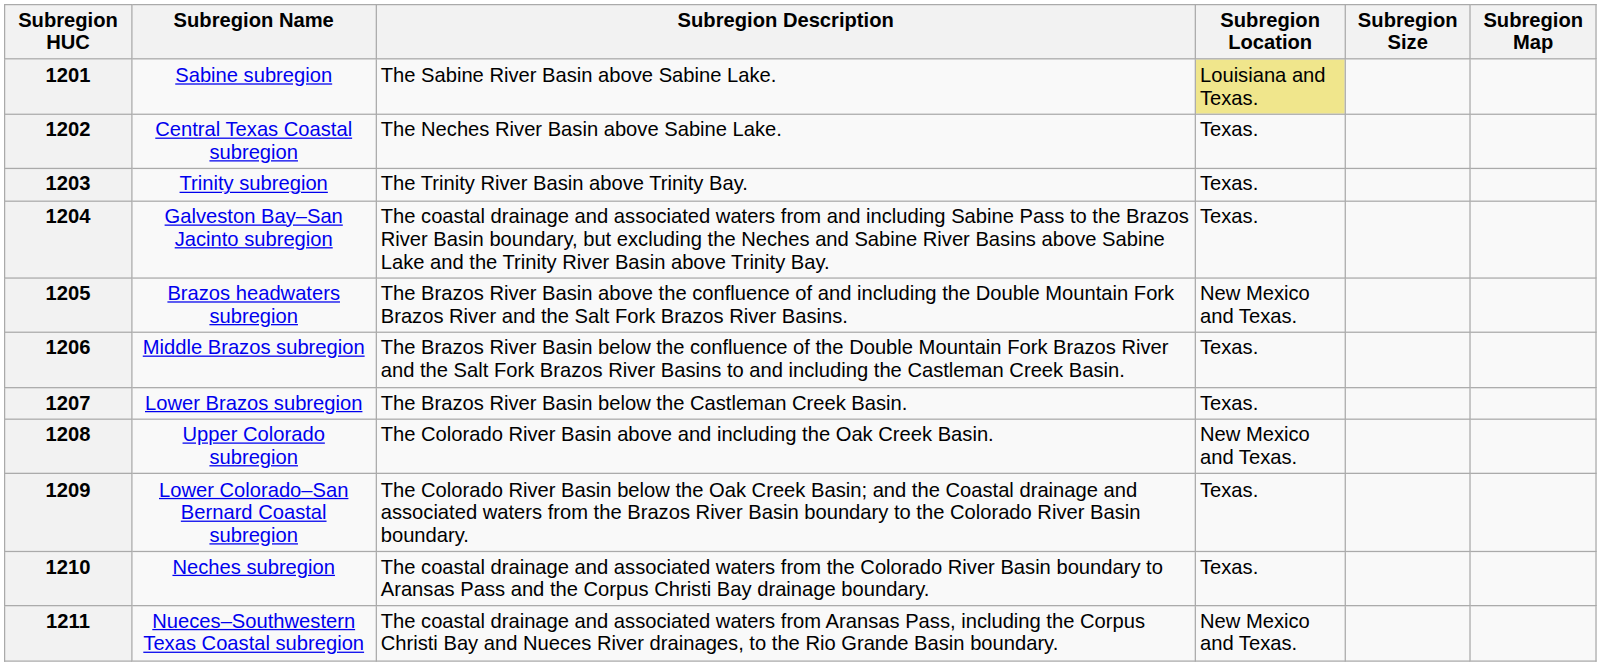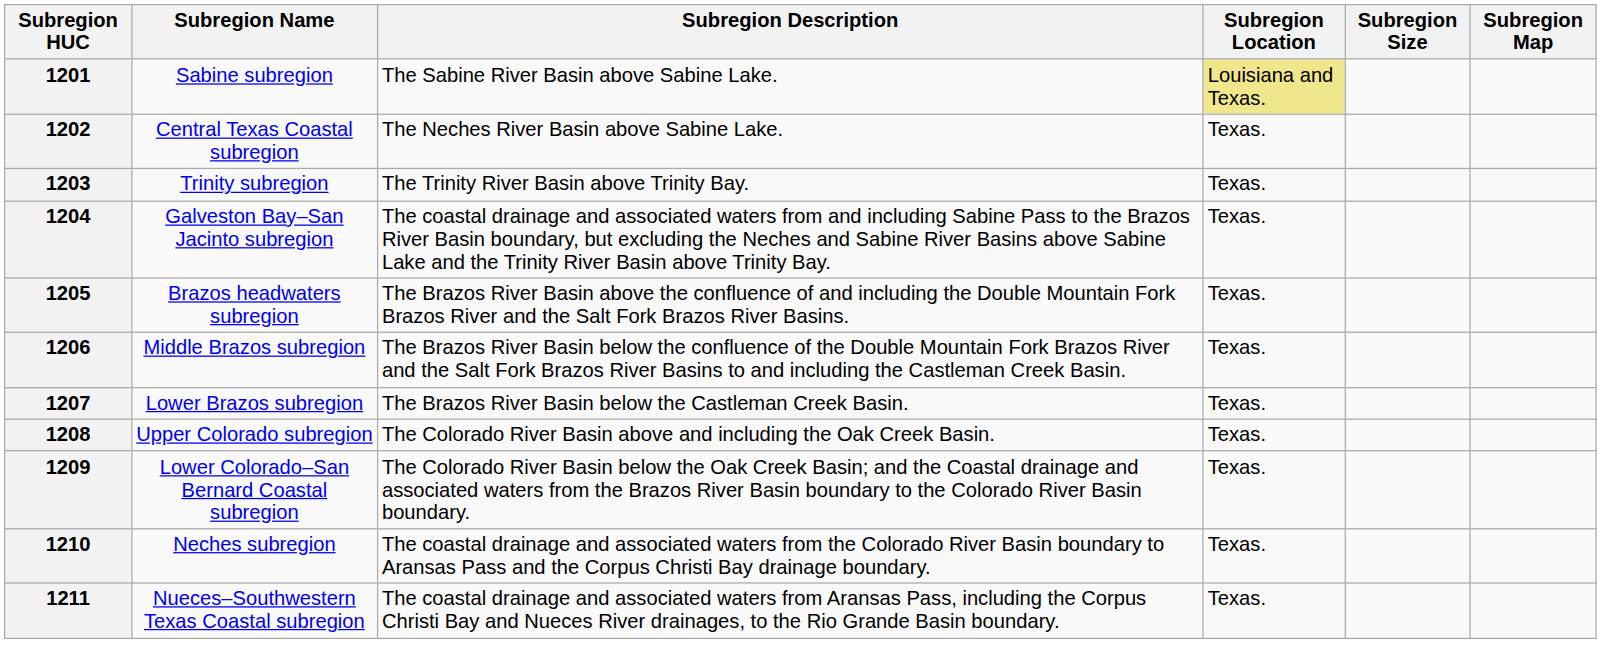(1255, 305) New Mexico and Texas. -> (1237, 293) Texas.
(1255, 446) New Mexico and Texas. -> (1237, 435) Texas.
(1255, 633) New Mexico and Texas. -> (1237, 598) Texas.
